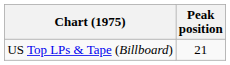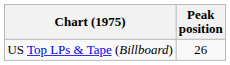(201, 49) 21 -> (201, 49) 26
